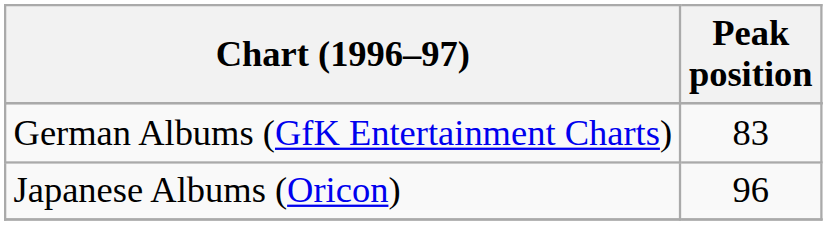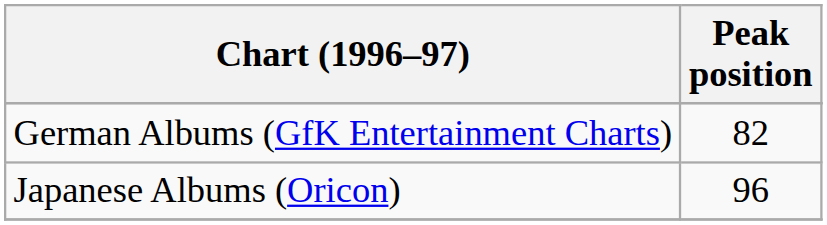(751, 132) 83 -> (751, 132) 82
